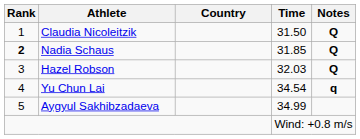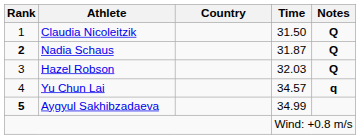(292, 50) 31.85 -> (292, 50) 31.87
(292, 87) 34.54 -> (292, 87) 34.57
(21, 106) normal -> (21, 106) bold
